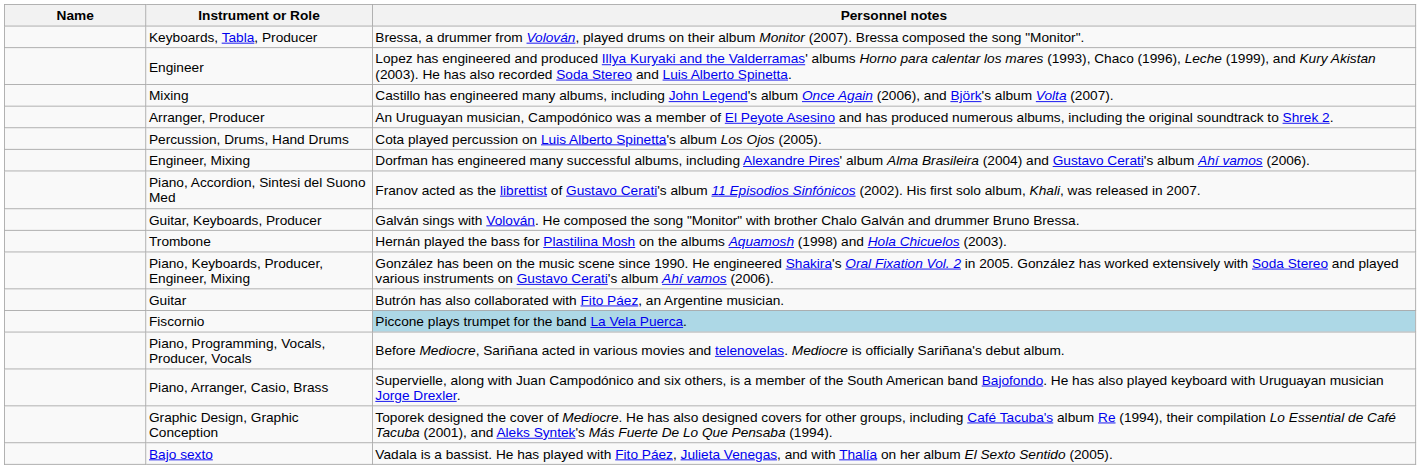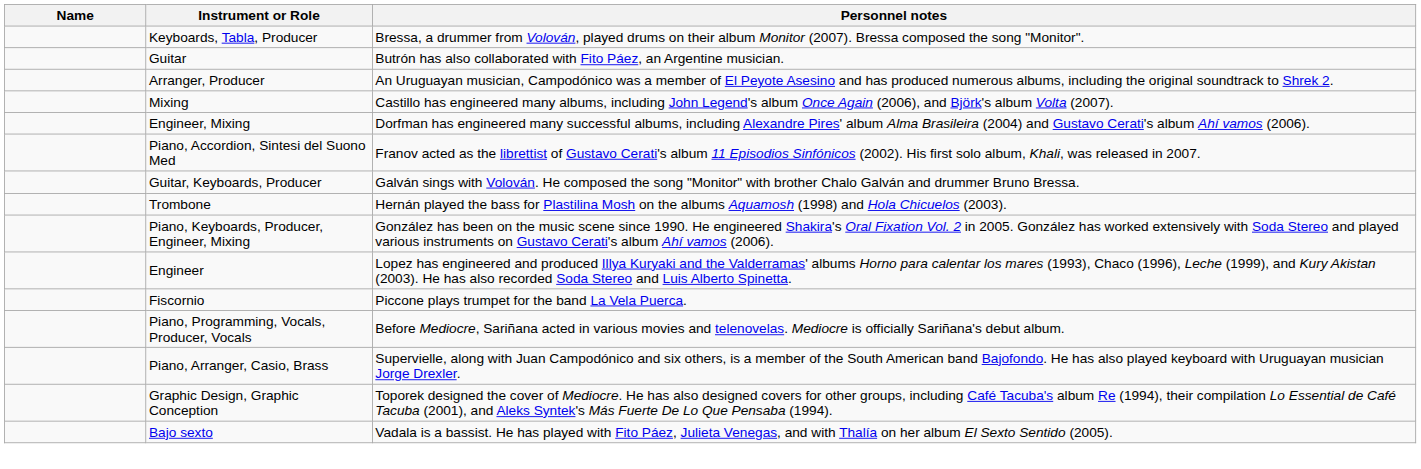rows swapped: (168, 300) <-> (176, 66)
rows swapped: (207, 117) <-> (169, 96)
- row: (249, 139)
(531, 321) lightblue background -> (531, 300) no background
